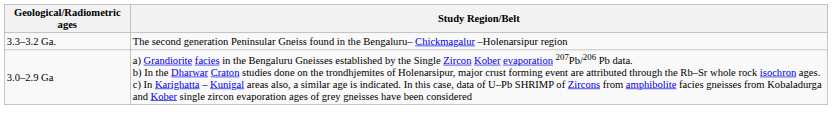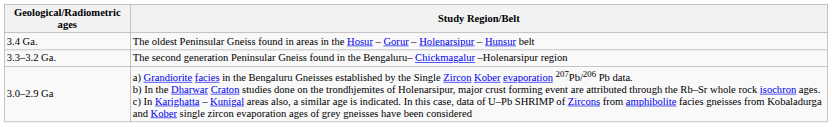+ row: (22, 41)
